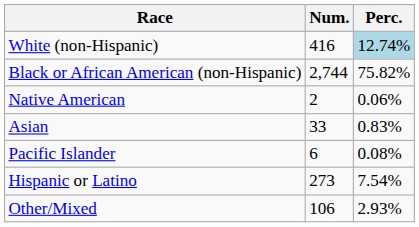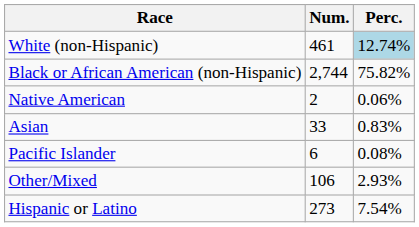(322, 45) 416 -> (322, 45) 461
rows swapped: (53, 208) <-> (73, 180)
